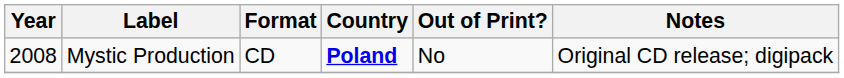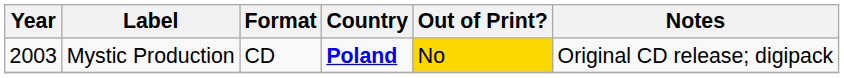(33, 55) 2008 -> (33, 55) 2003
(431, 55) no background -> (431, 55) gold background
